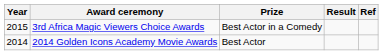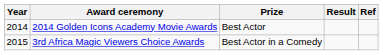rows swapped: (118, 27) <-> (125, 42)
